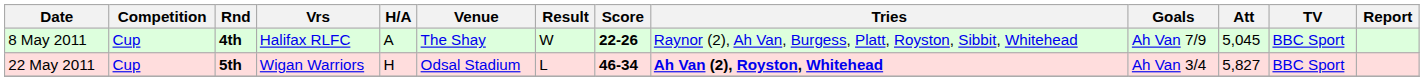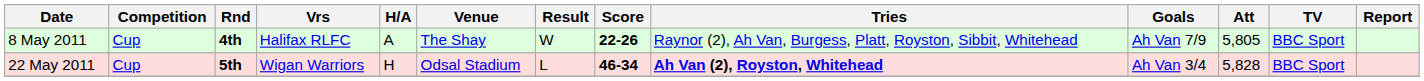(1241, 40) 5,045 -> (1241, 40) 5,805
(1241, 64) 5,827 -> (1241, 64) 5,828
